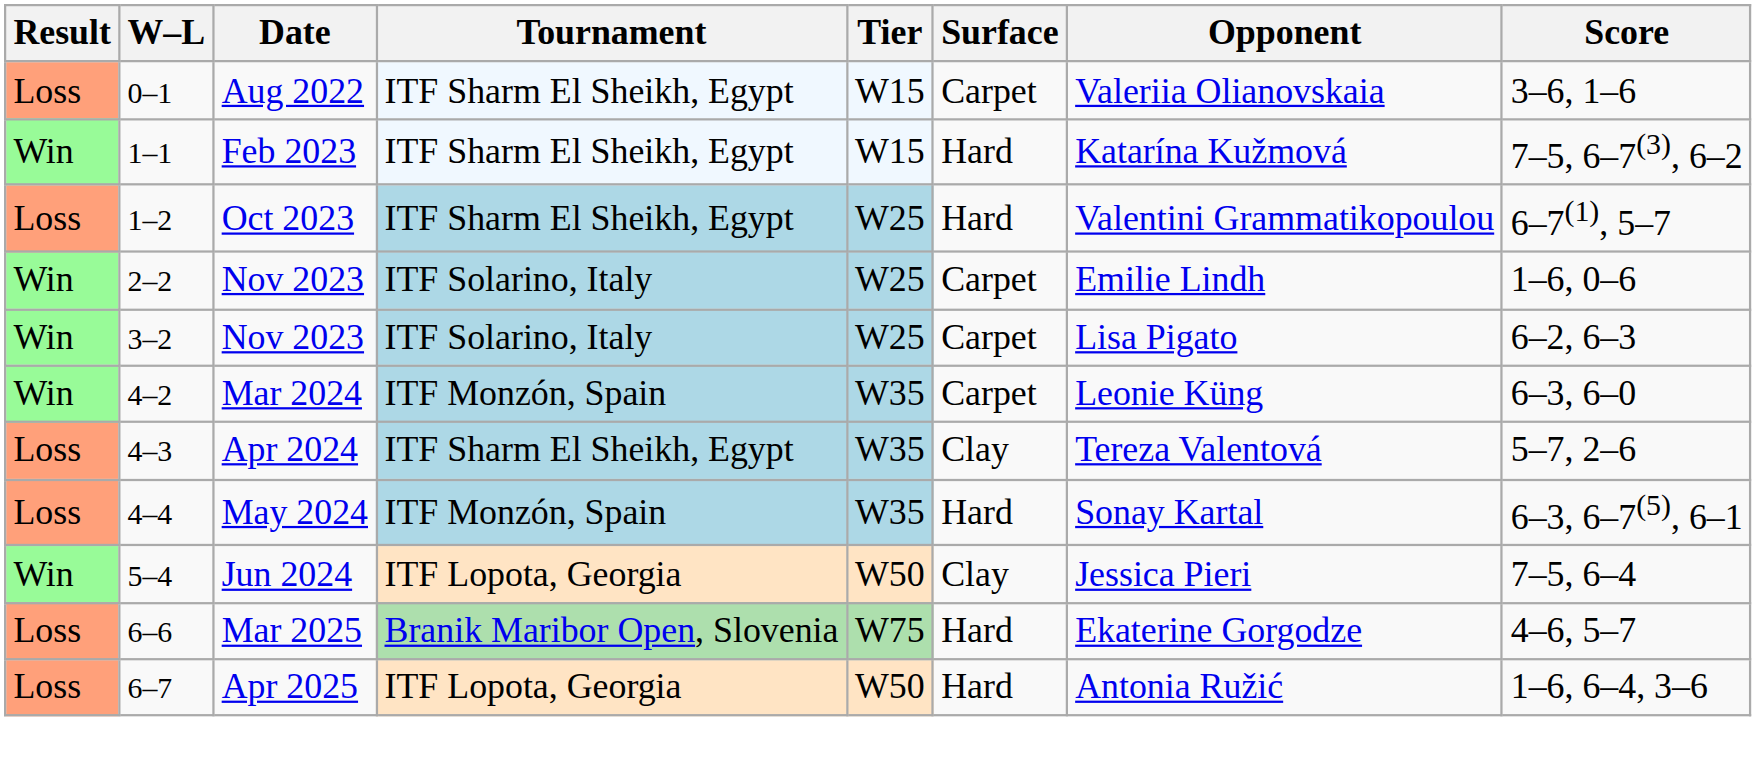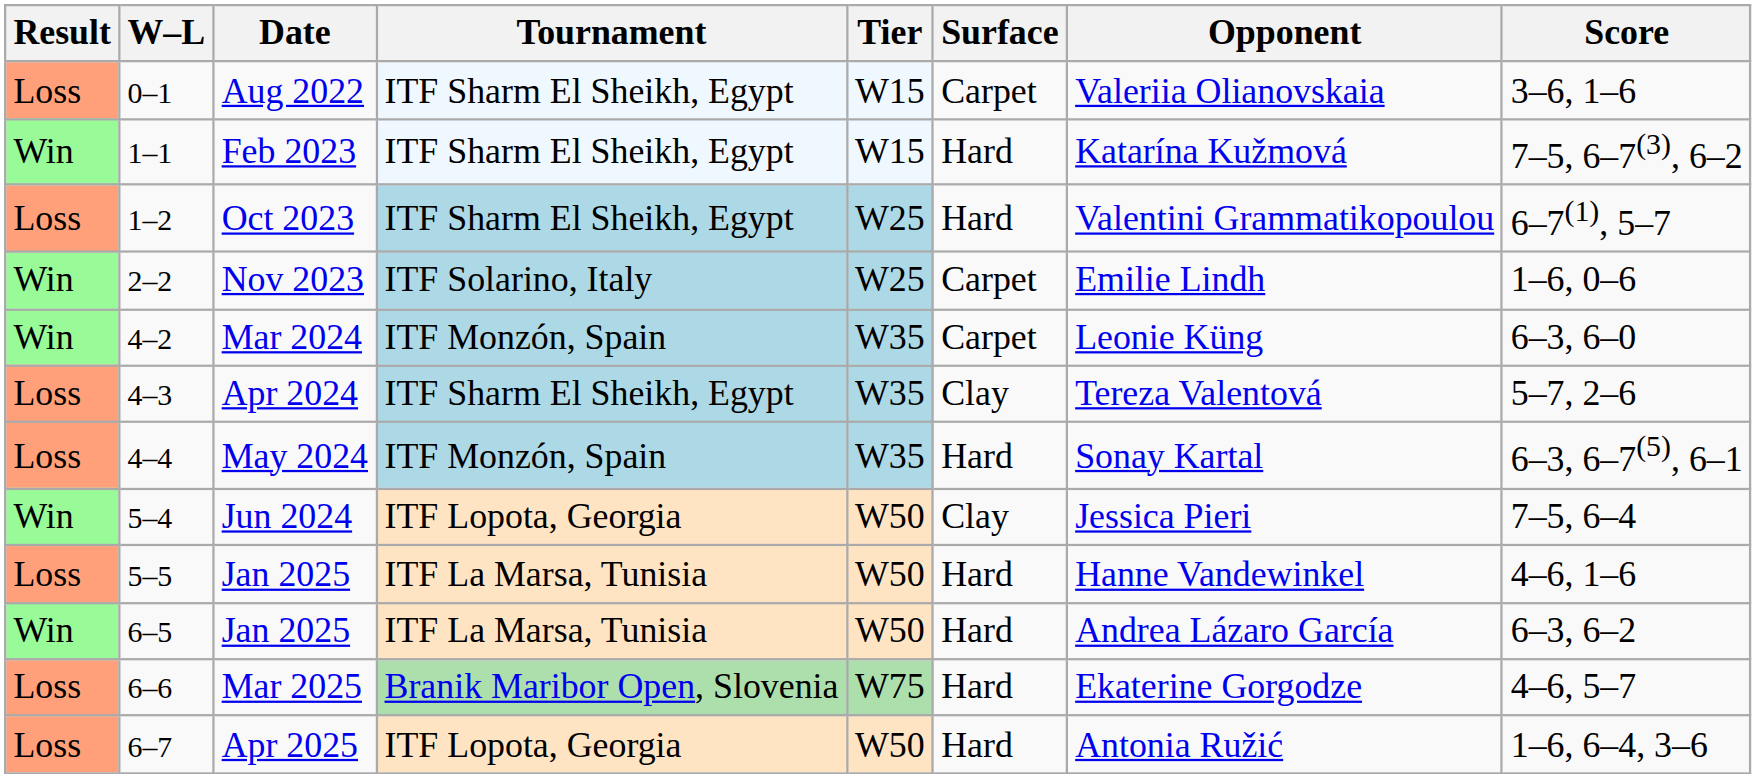- row: (150, 338)
+ row: (150, 575)
+ row: (150, 632)
